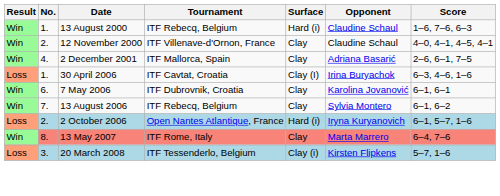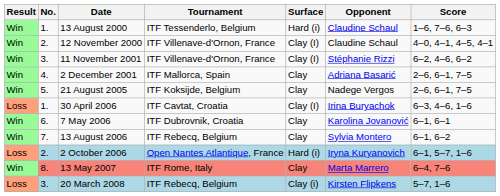(192, 27) ITF Rebecq, Belgium -> (201, 27) ITF Tessenderlo, Belgium
(298, 43) Clay -> (303, 43) Clay (I)
+ row: (101, 58)
+ row: (94, 89)
(201, 152) ITF Tessenderlo, Belgium -> (192, 183) ITF Rebecq, Belgium
